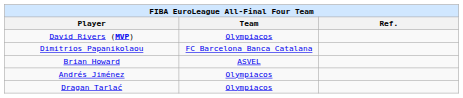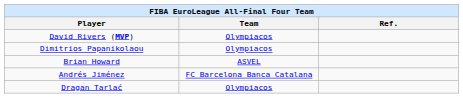(249, 49) FC Barcelona Banca Catalana -> (249, 49) Olympiacos
(249, 74) Olympiacos -> (249, 74) FC Barcelona Banca Catalana
